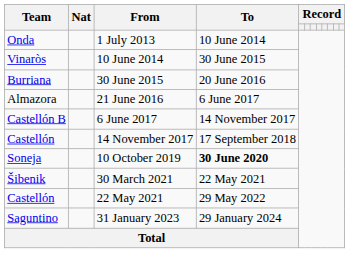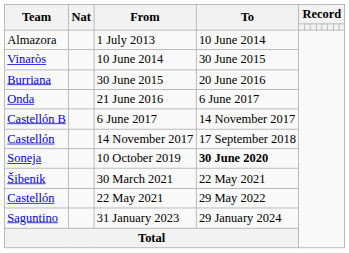(21, 39) Onda -> (32, 39) Almazora
(32, 99) Almazora -> (21, 99) Onda
